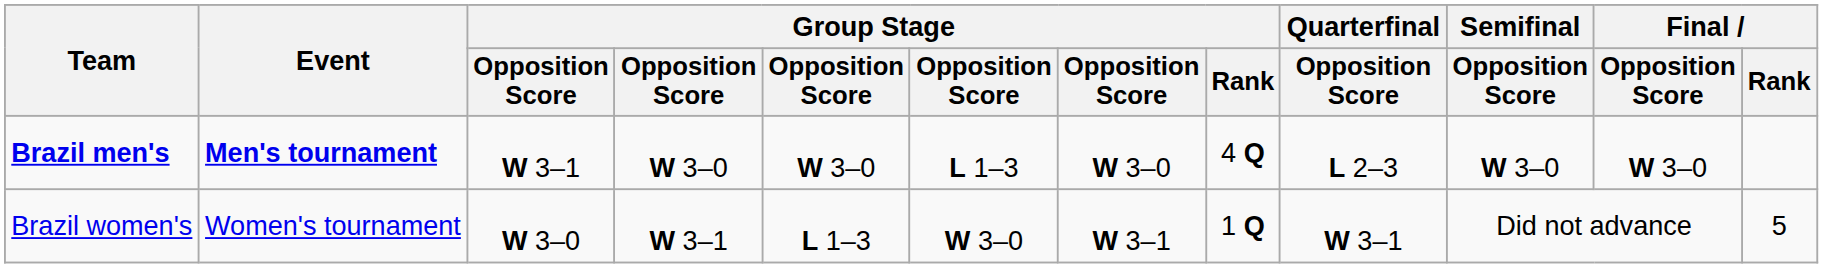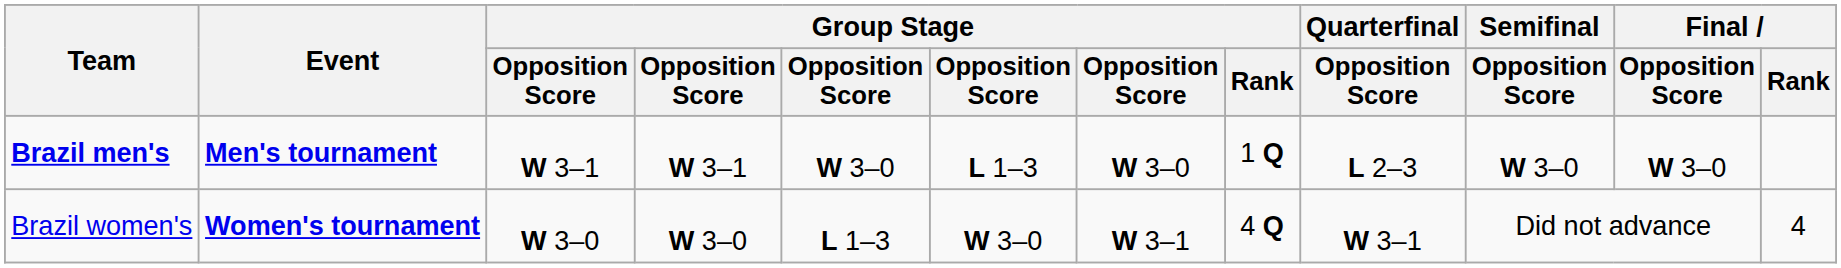(689, 168) W 3–0 -> (708, 168) W 3–1
(1243, 153) 4 Q -> (1262, 153) 1 Q
(333, 226) normal -> (343, 226) bold
(689, 241) W 3–1 -> (708, 241) W 3–0
(1243, 226) 1 Q -> (1262, 226) 4 Q
(1779, 226) 5 -> (1798, 226) 4
